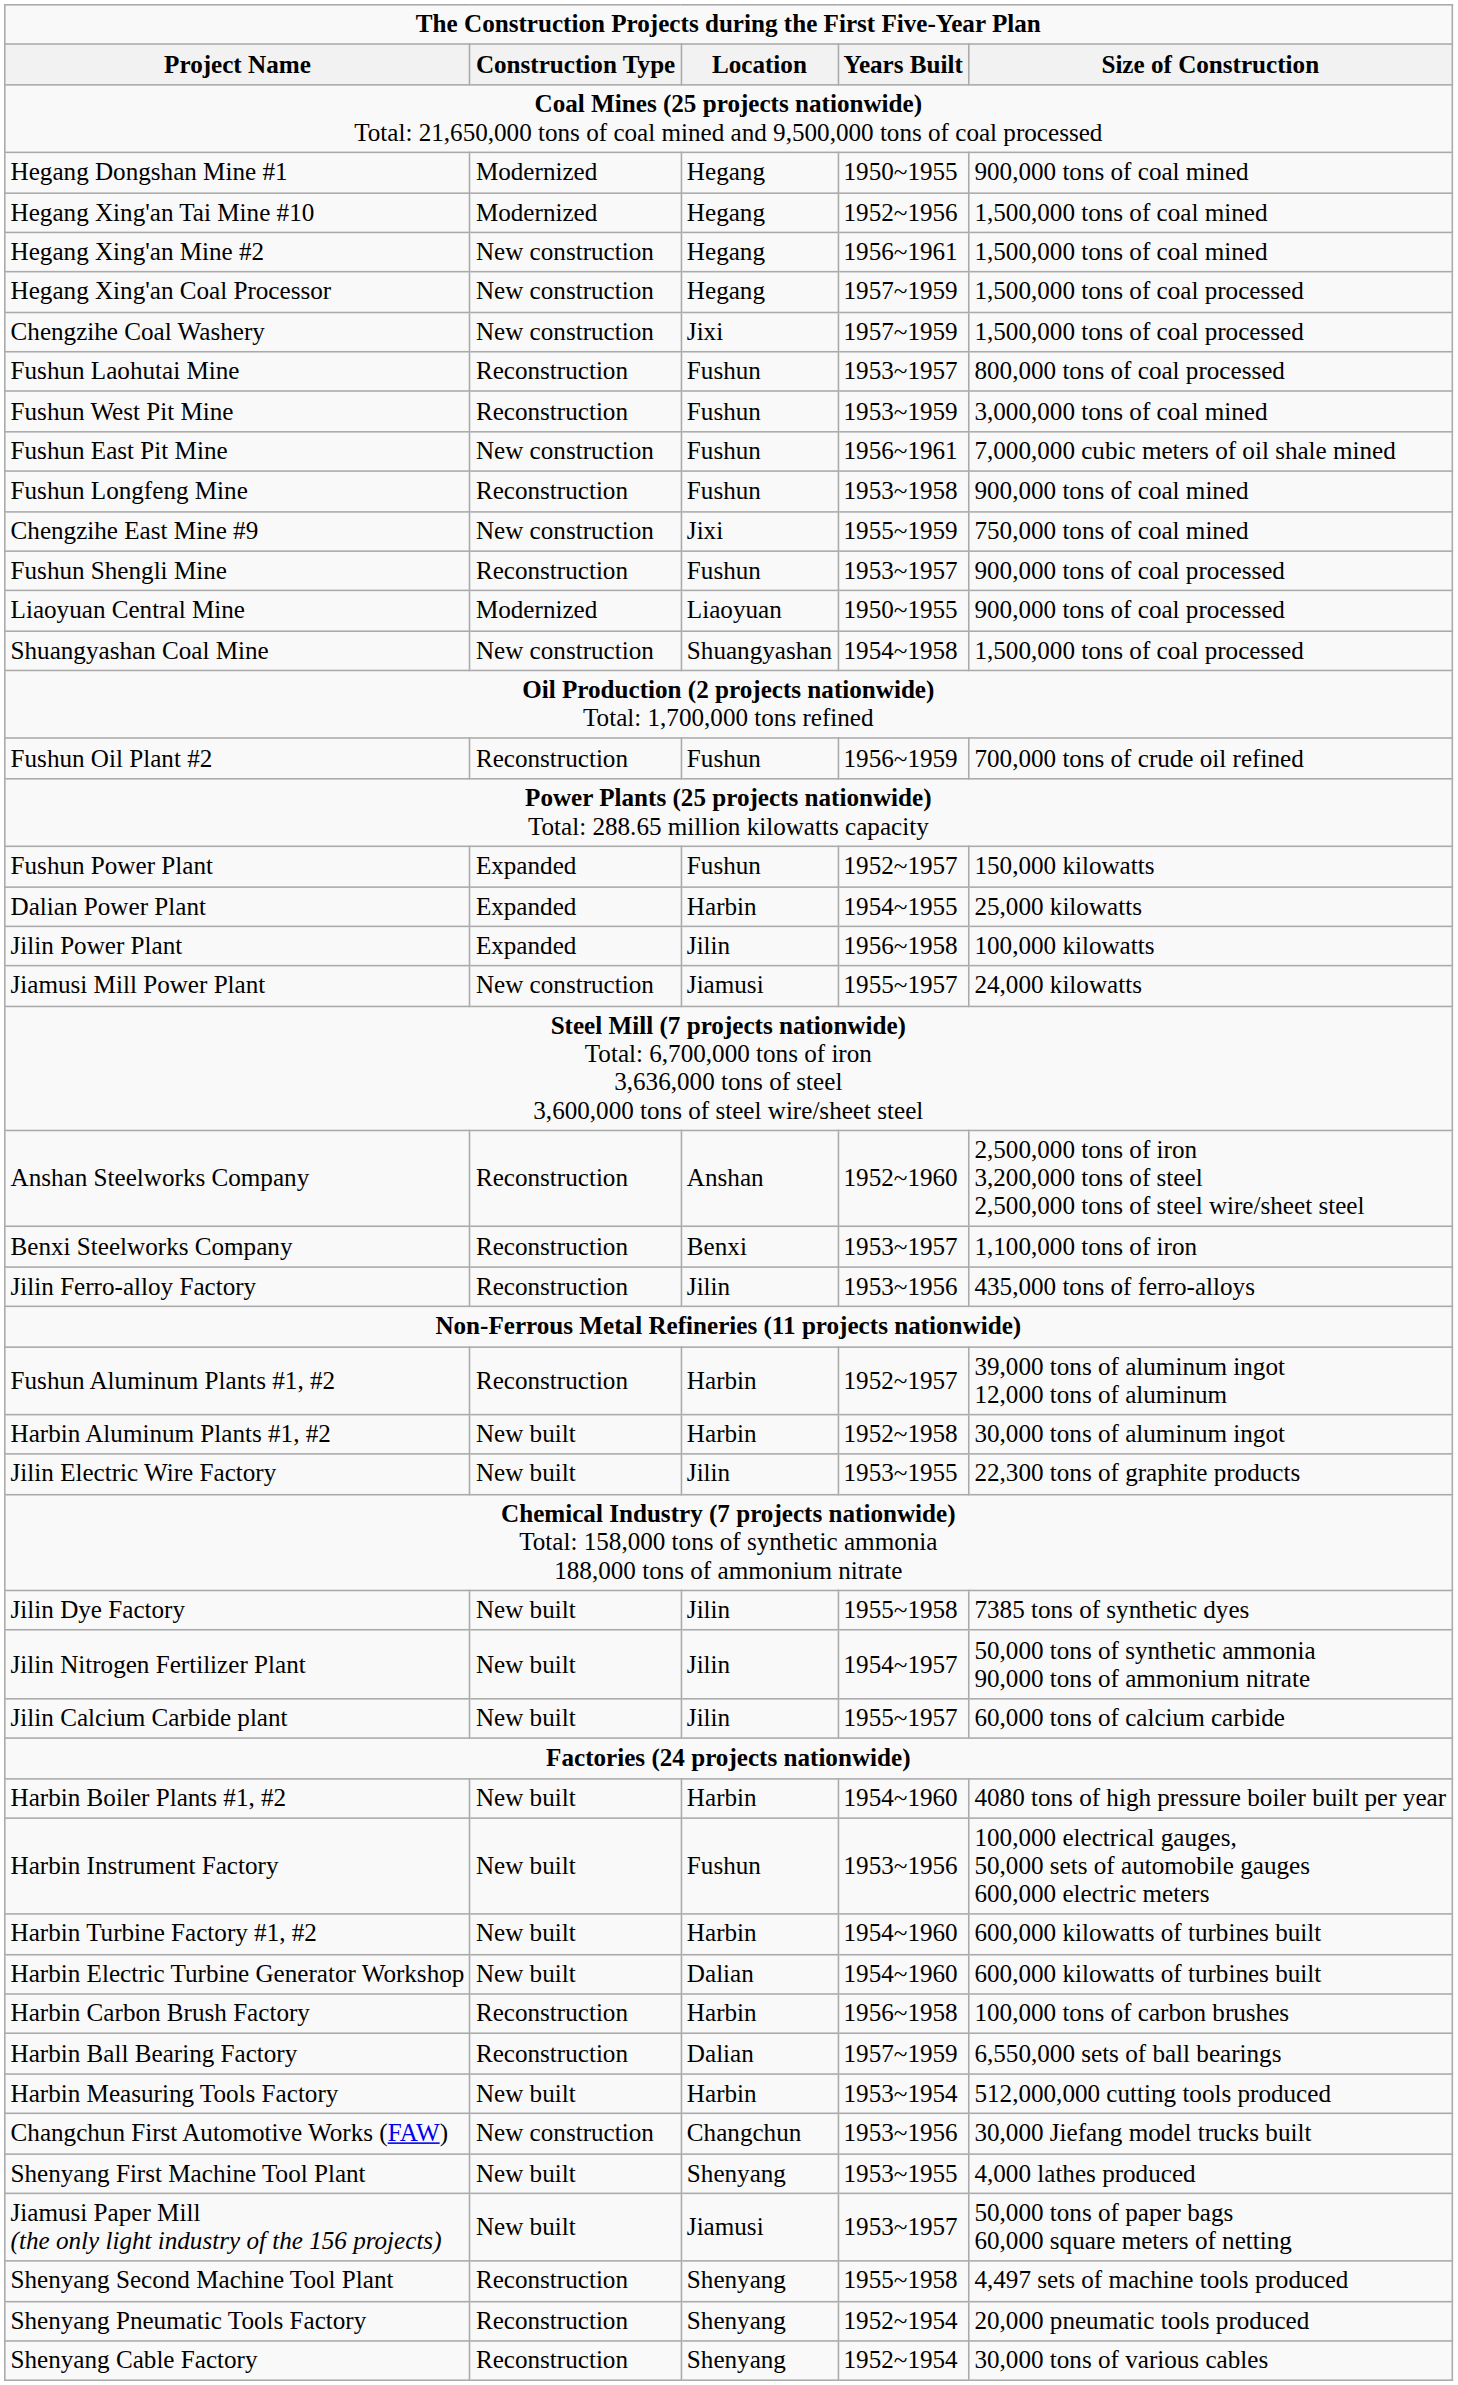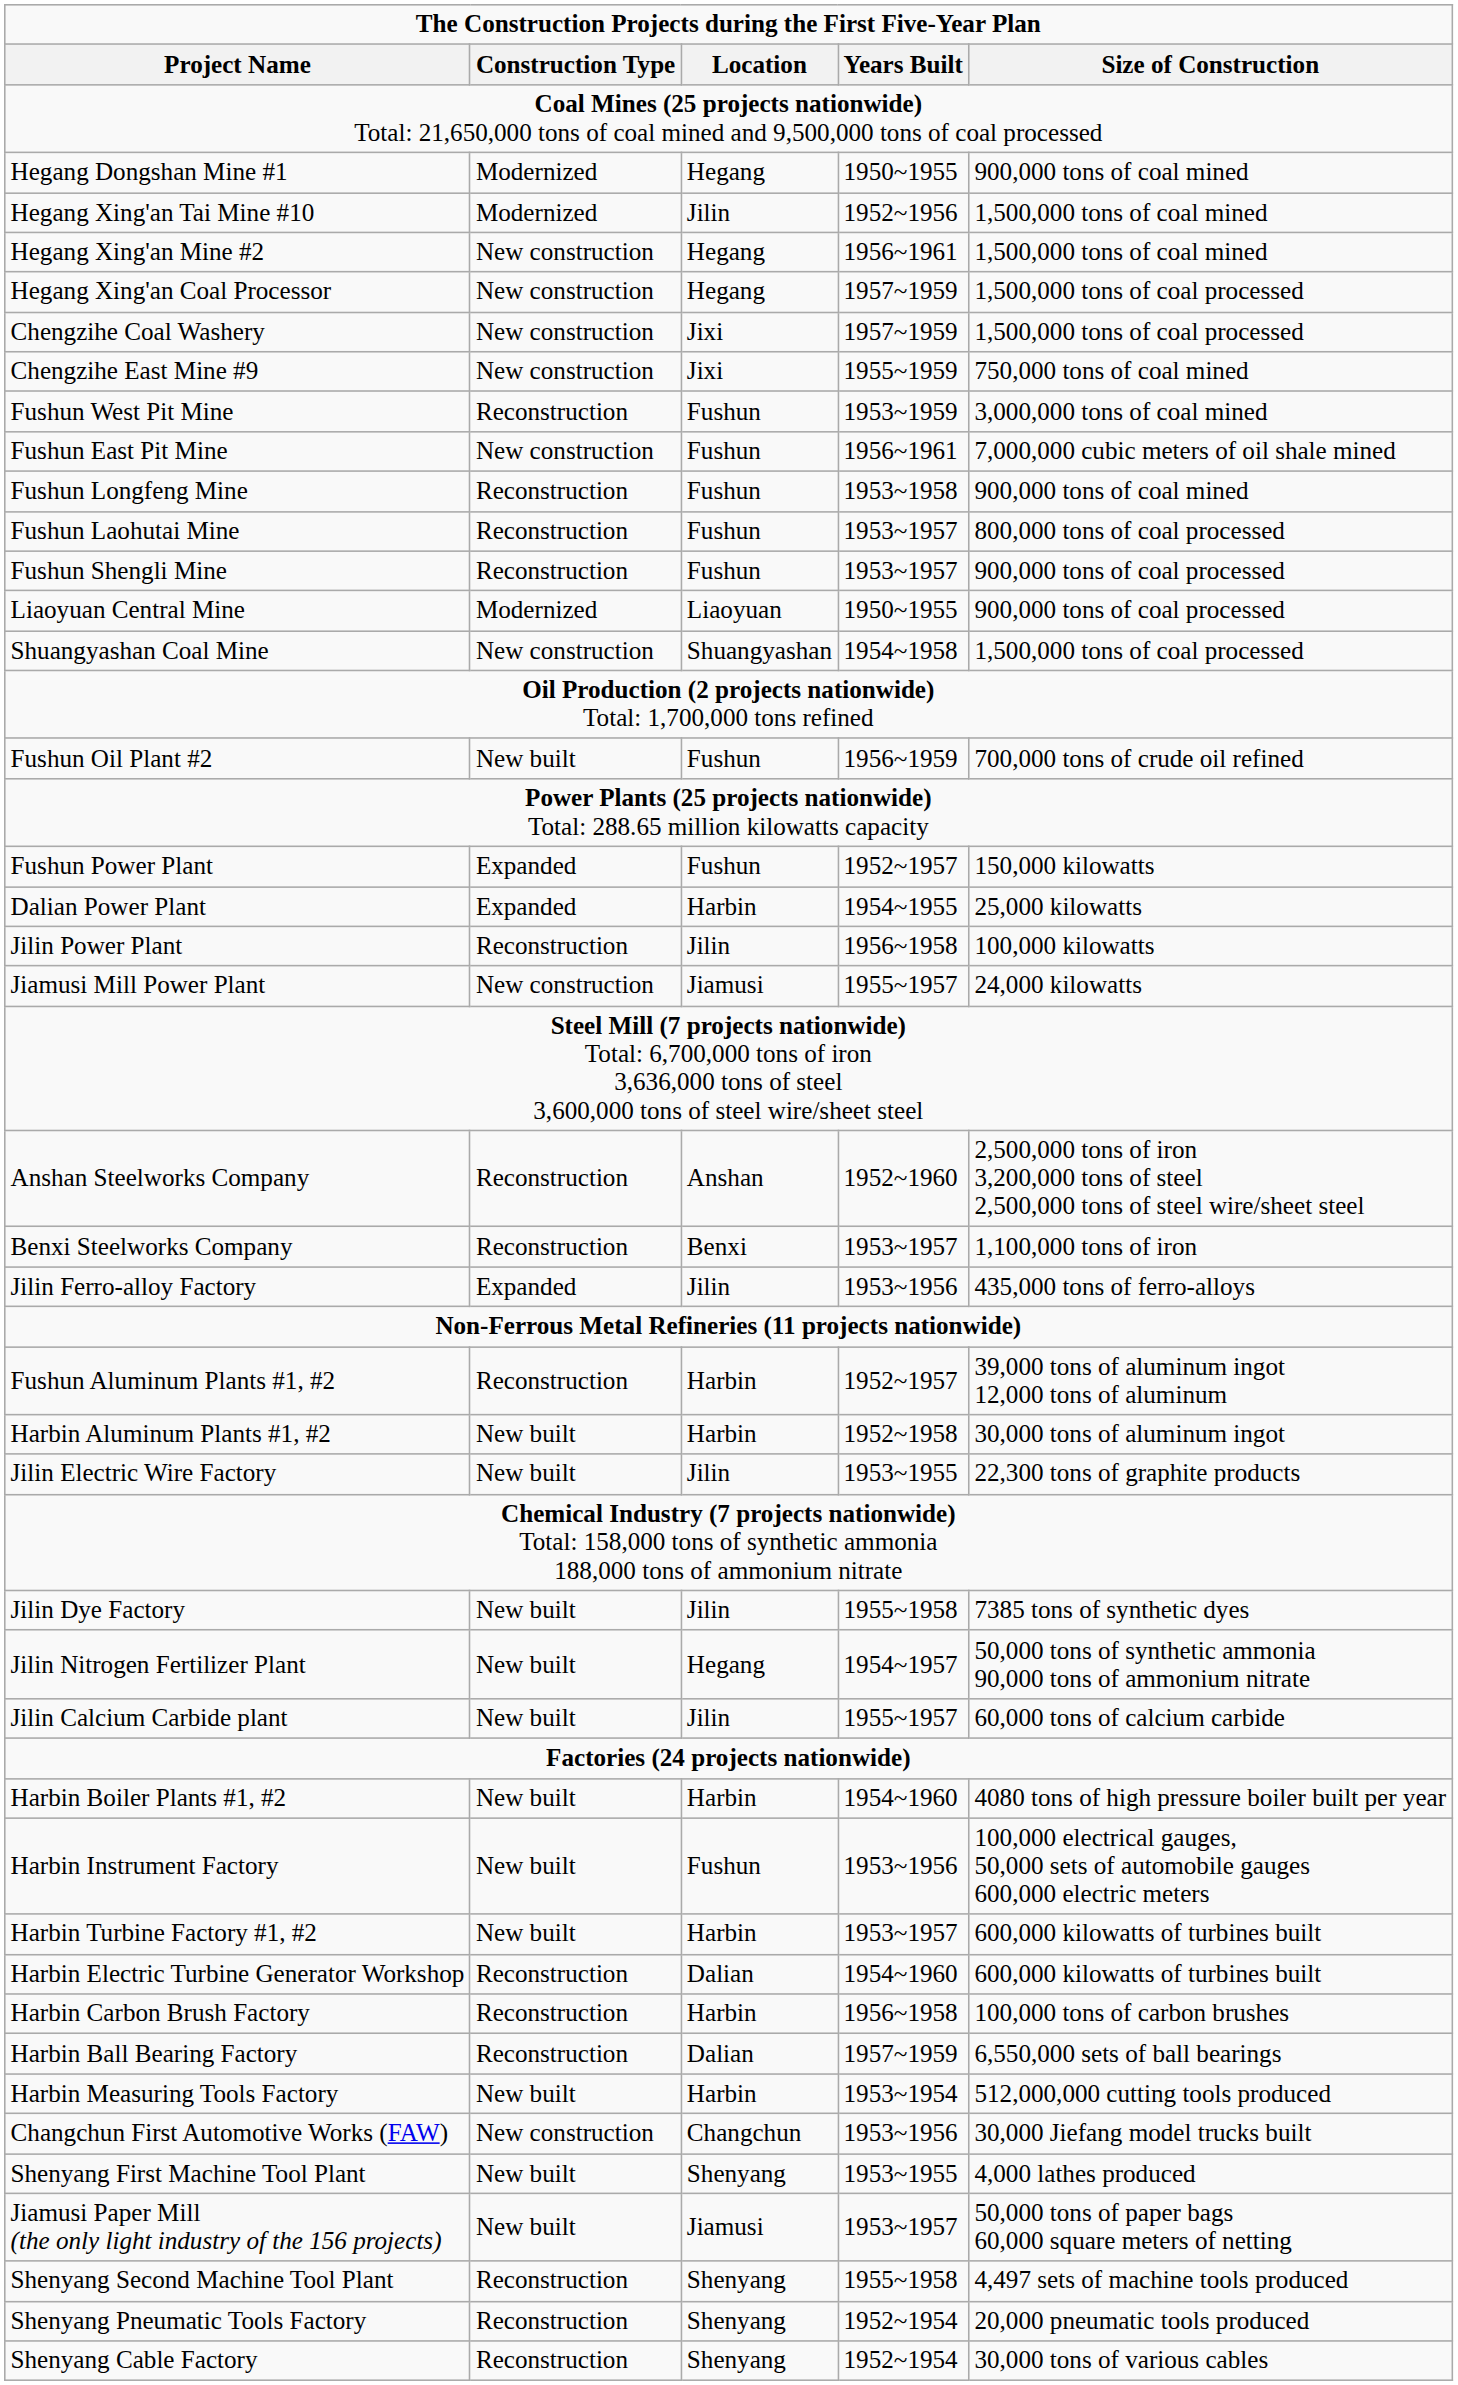(726, 212) Hegang -> (708, 212) Jilin
rows swapped: (134, 530) <-> (125, 371)
(552, 758) Reconstruction -> (526, 758) New built
(526, 945) Expanded -> (552, 945) Reconstruction
(552, 1286) Reconstruction -> (526, 1286) Expanded
(708, 1664) Jilin -> (726, 1664) Hegang
(901, 1933) 1954~1960 -> (901, 1933) 1953~1957
(526, 1973) New built -> (552, 1973) Reconstruction
